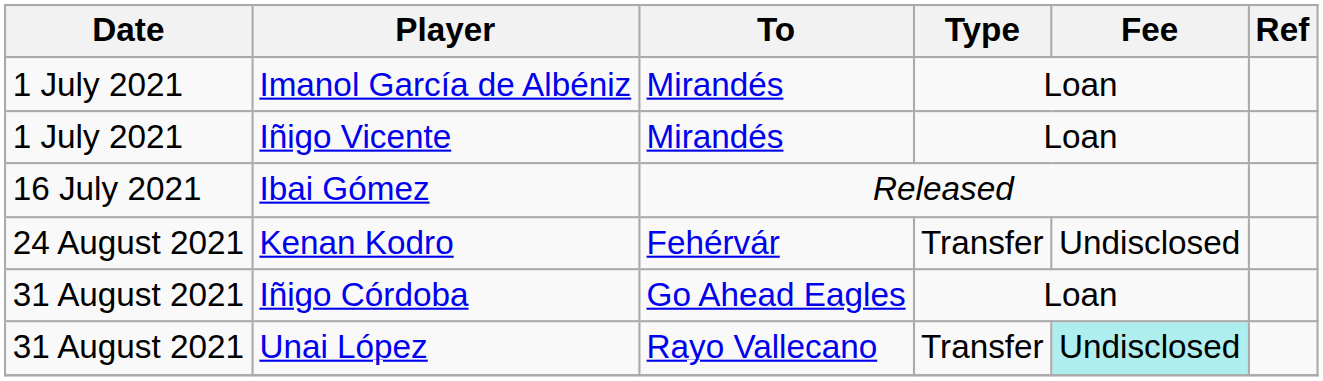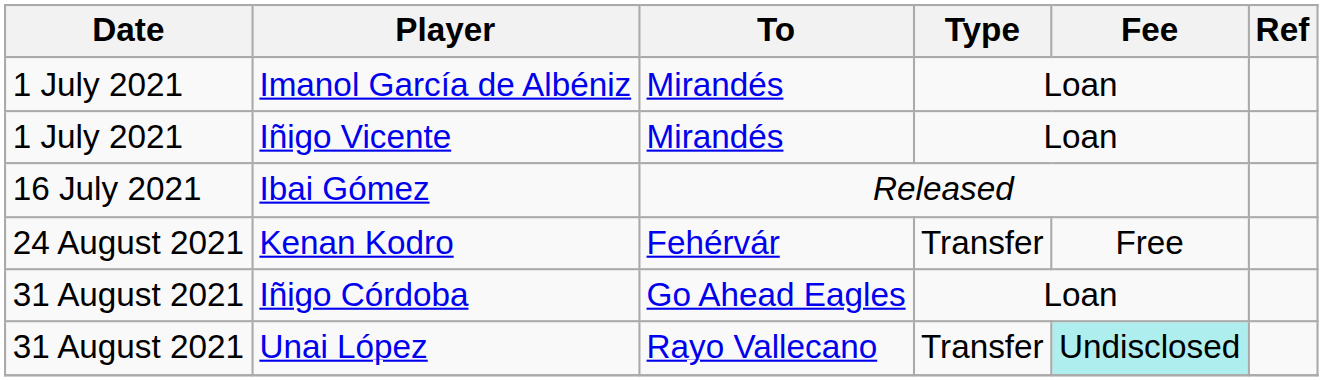(1150, 242) Undisclosed -> (1150, 242) Free
